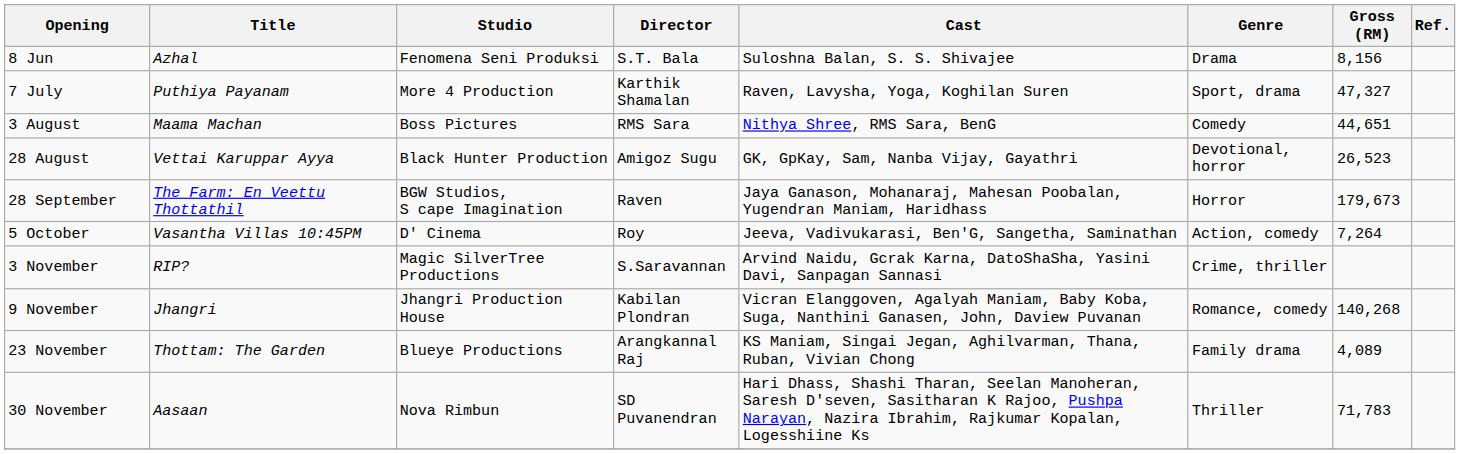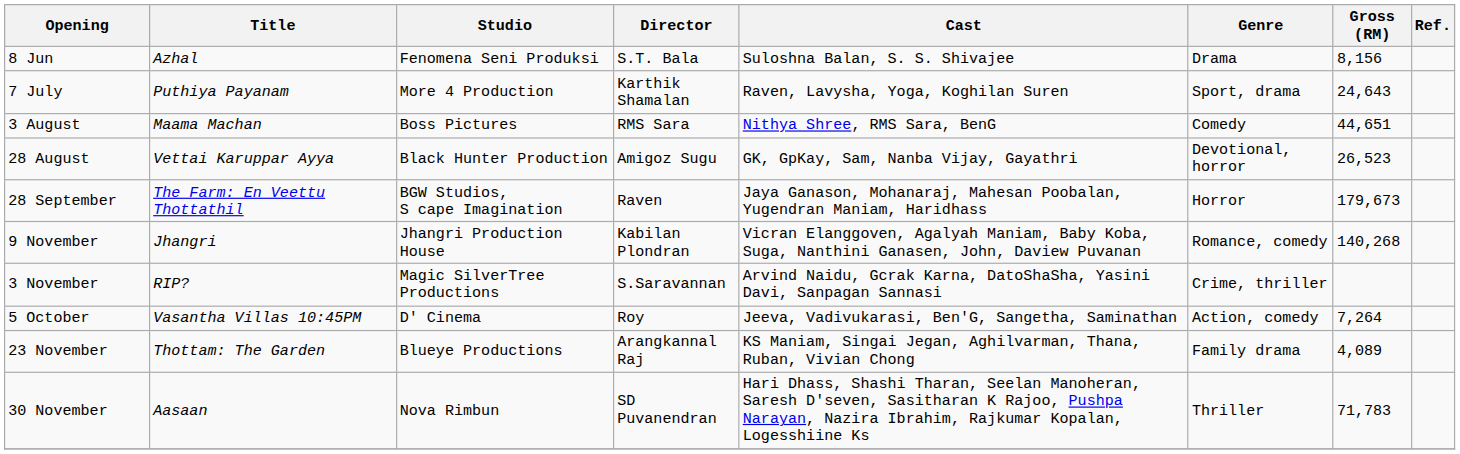(1364, 92) 47,327 -> (1364, 92) 24,643
rows swapped: (49, 234) <-> (53, 309)
